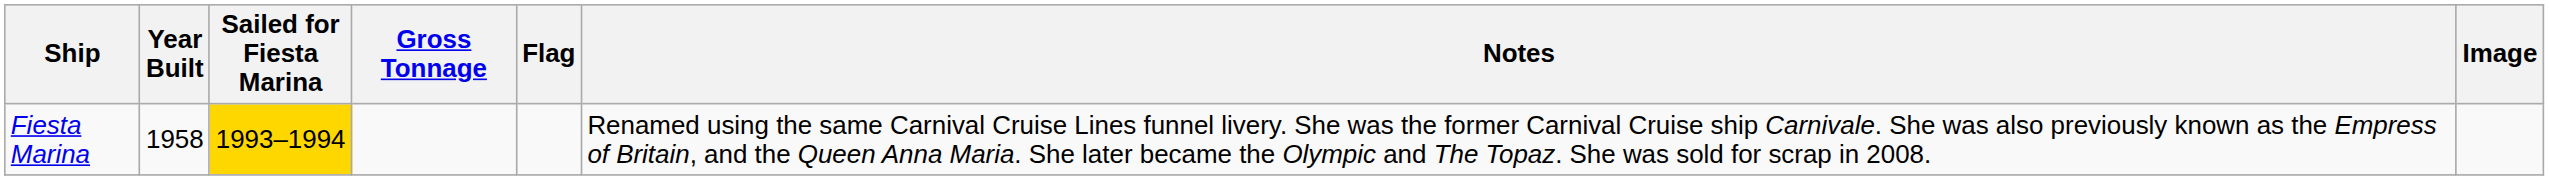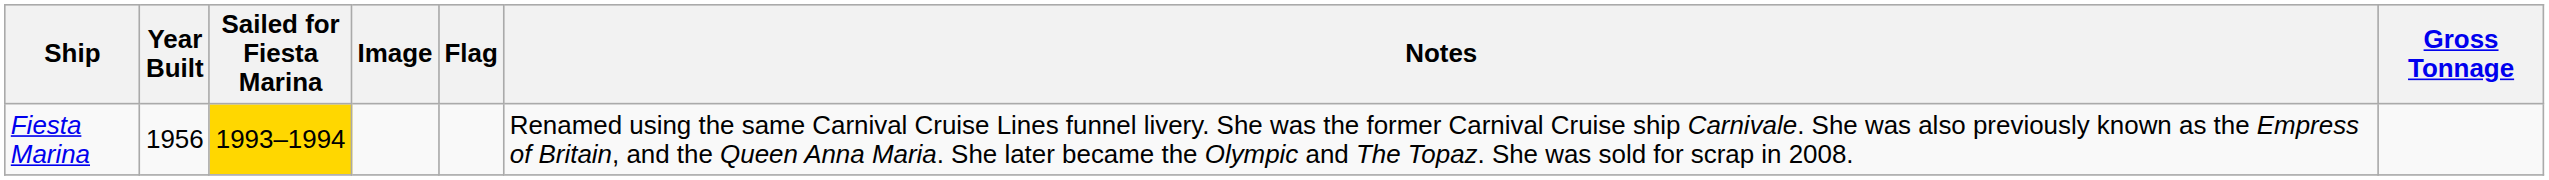columns swapped: (434, 54) <-> (2500, 54)
(175, 139) 1958 -> (175, 139) 1956
